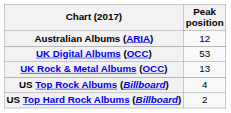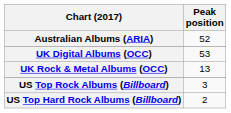(205, 38) 12 -> (205, 38) 52
(205, 85) 4 -> (205, 85) 3
